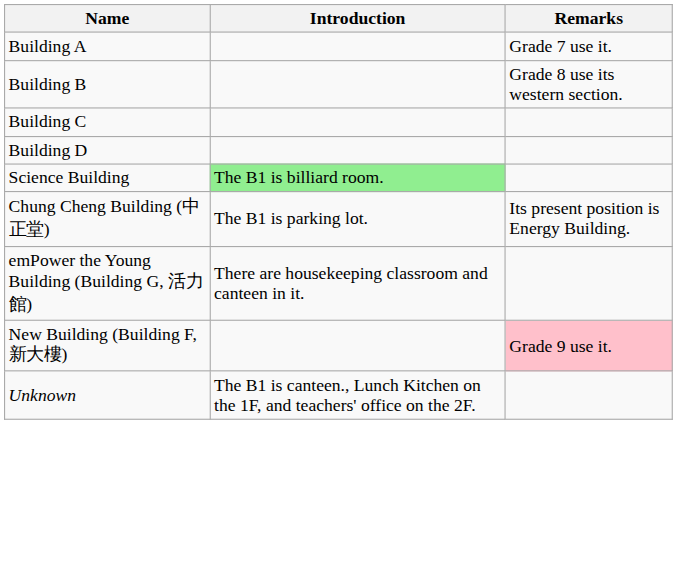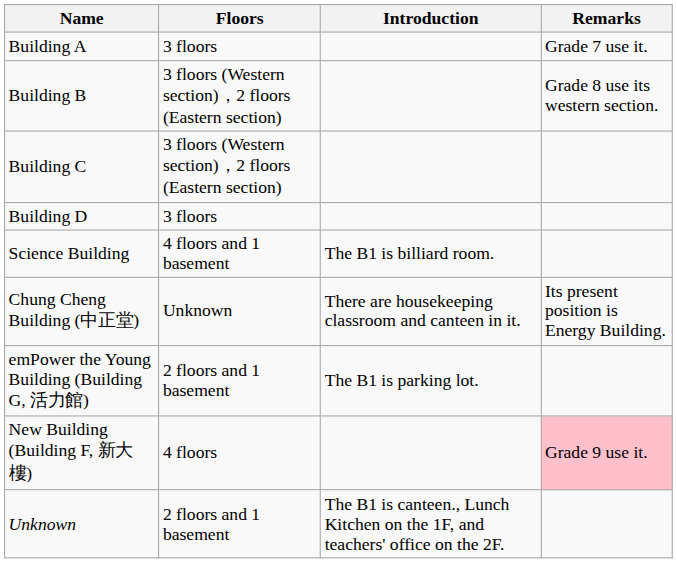+ column: (240, 18)
(299, 177) lightgreen background -> (409, 253) no background
(291, 218) The B1 is parking lot. -> (423, 311) There are housekeeping classroom and canteen in it.
(351, 283) There are housekeeping classroom and canteen in it. -> (402, 380) The B1 is parking lot.
